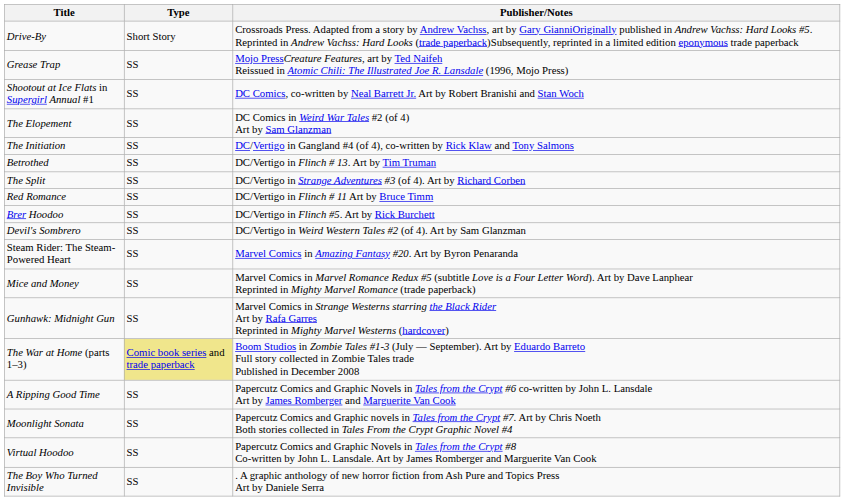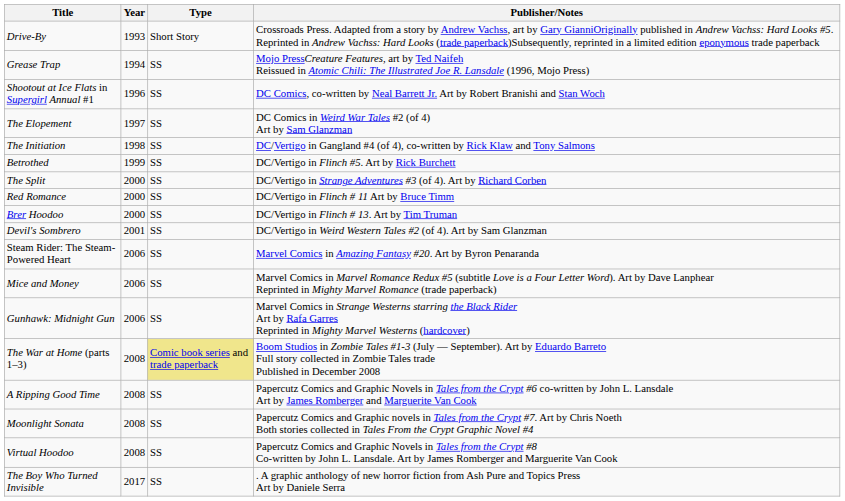+ column: (134, 13)
(336, 163) DC/Vertigo in Flinch # 13. Art by Tim Truman -> (356, 163) DC/Vertigo in Flinch #5. Art by Rick Burchett
(335, 214) DC/Vertigo in Flinch #5. Art by Rick Burchett -> (357, 214) DC/Vertigo in Flinch # 13. Art by Tim Truman
